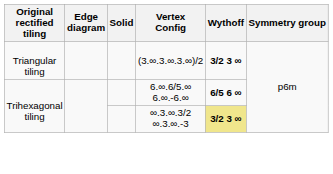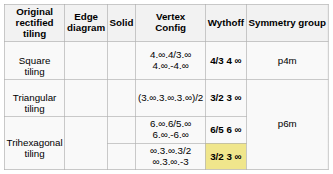+ row: (171, 60)
